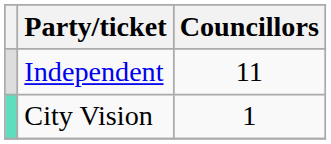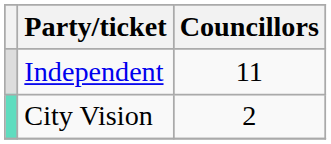(249, 116) 1 -> (249, 116) 2
